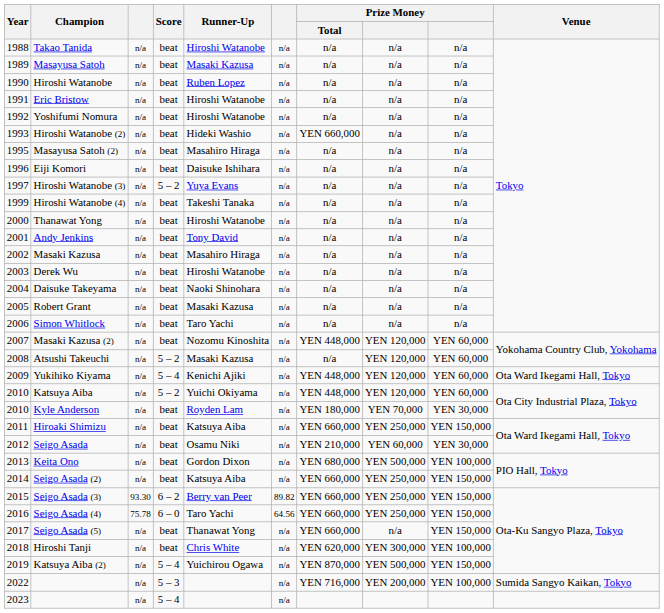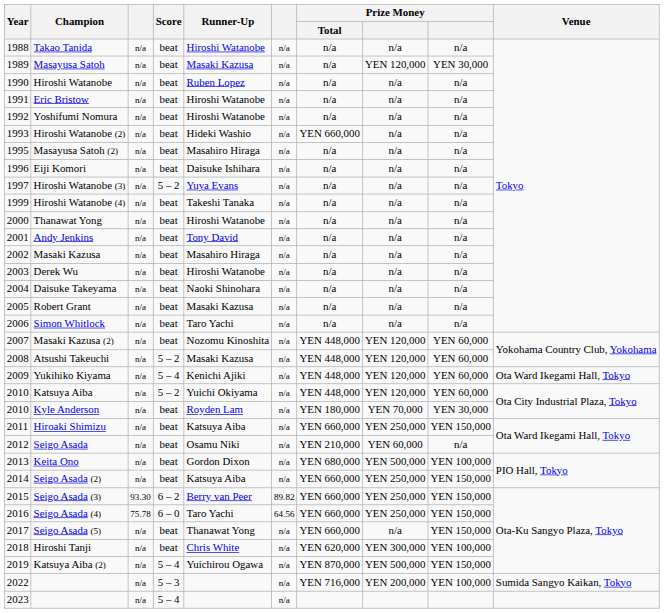(395, 64) n/a -> (395, 64) YEN 120,000
(461, 64) n/a -> (461, 64) YEN 30,000
(330, 358) n/a -> (330, 358) YEN 448,000
(461, 444) YEN 30,000 -> (461, 444) n/a
